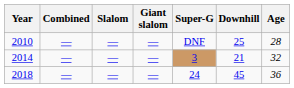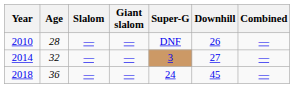columns swapped: (276, 18) <-> (66, 18)
(239, 41) 25 -> (215, 41) 26
(239, 58) 21 -> (215, 58) 27
